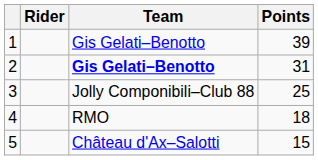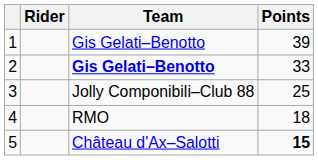(301, 67) 31 -> (301, 67) 33
(301, 142) normal -> (301, 142) bold
